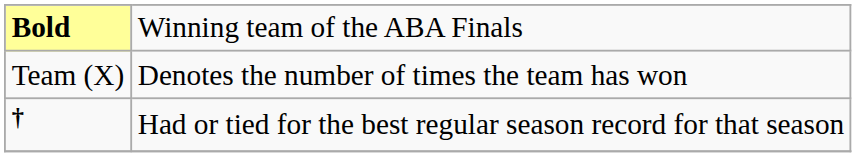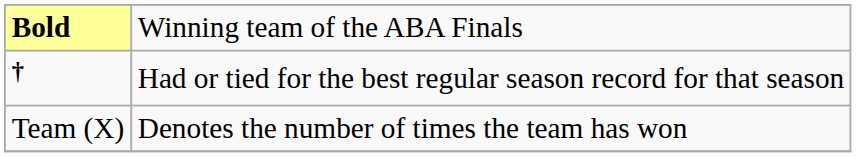rows swapped: (18, 124) <-> (68, 74)
